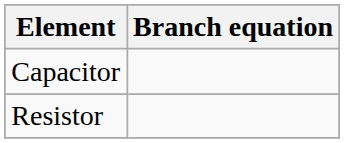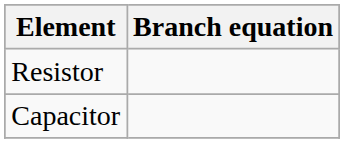rows swapped: (57, 115) <-> (66, 71)
